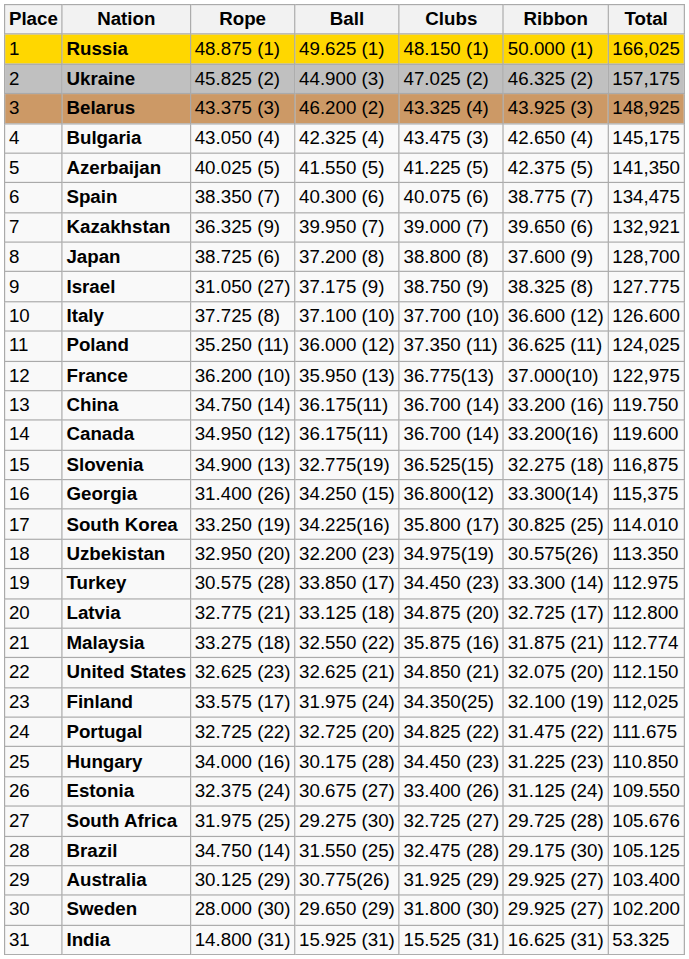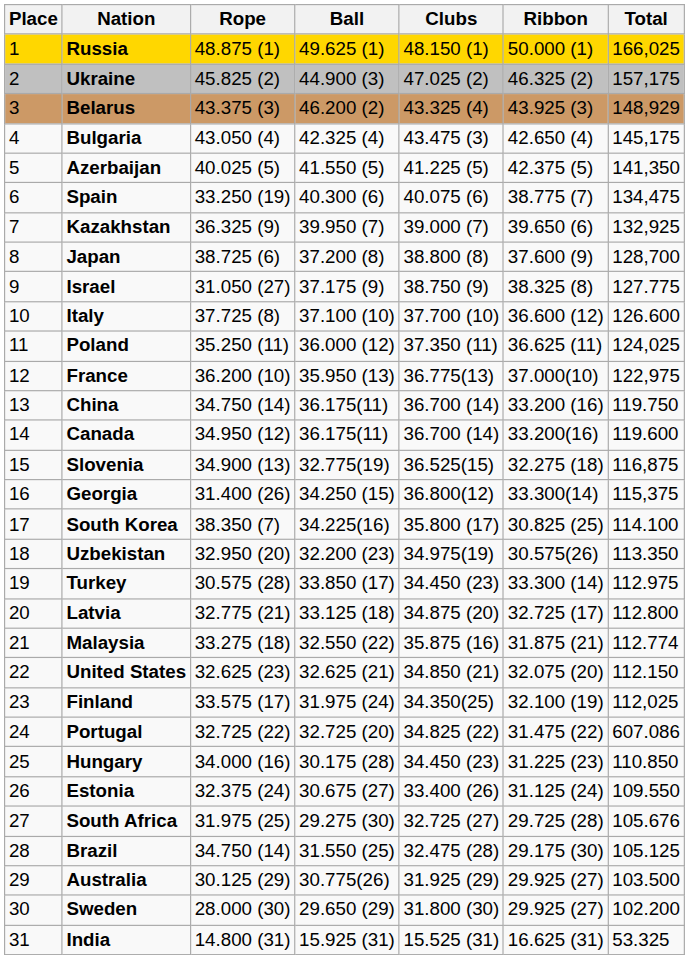(646, 108) 148,925 -> (646, 108) 148,929
(237, 197) 38.350 (7) -> (243, 197) 33.250 (19)
(646, 227) 132,921 -> (646, 227) 132,925
(243, 524) 33.250 (19) -> (237, 524) 38.350 (7)
(645, 524) 114.010 -> (645, 524) 114.100
(645, 731) 111.675 -> (646, 731) 607.086
(646, 880) 103.400 -> (646, 880) 103.500
